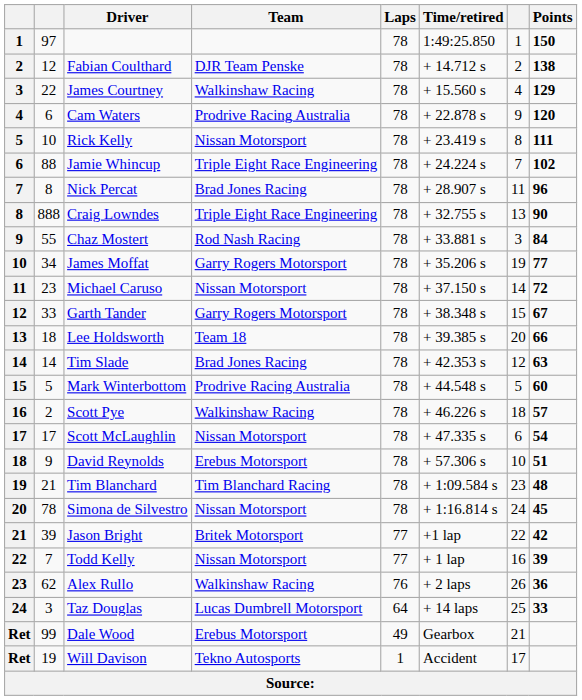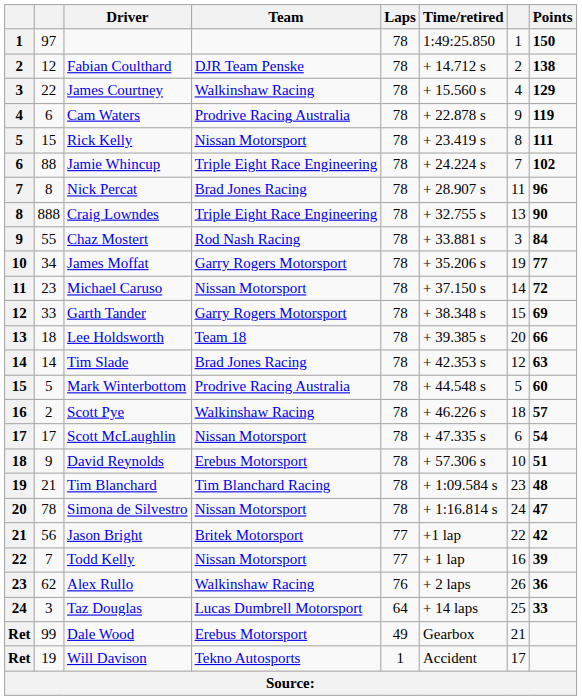(544, 115) 120 -> (544, 115) 119
(49, 139) 10 -> (49, 139) 15
(540, 312) 67 -> (540, 312) 69
(540, 510) 45 -> (540, 510) 47
(49, 534) 39 -> (49, 534) 56
